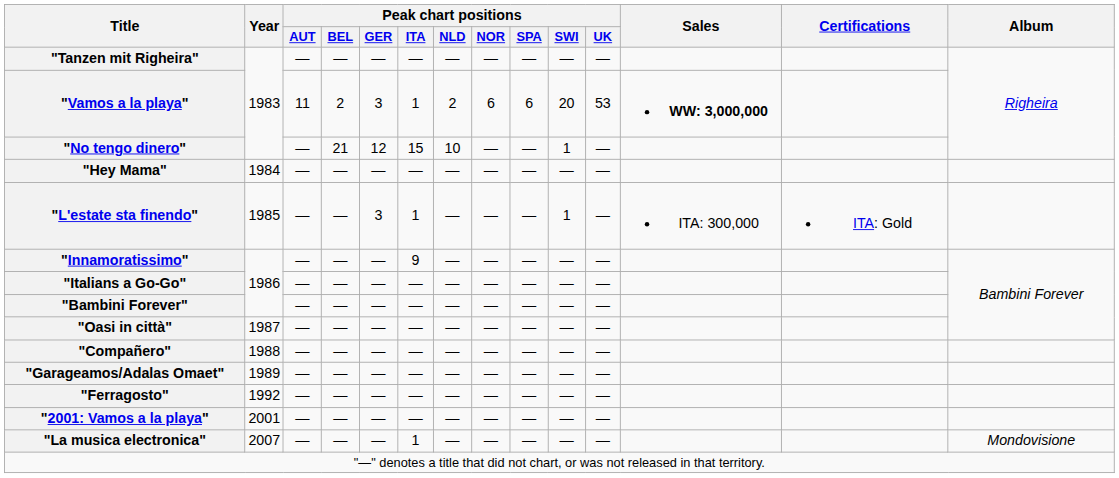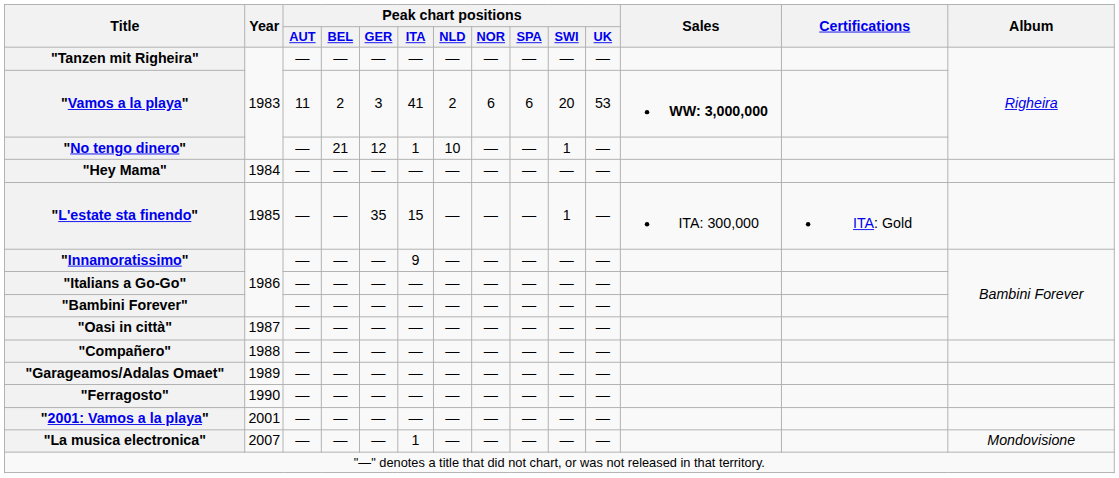(416, 103) 1 -> (416, 103) 41
(416, 148) 15 -> (416, 148) 1
(378, 215) 3 -> (378, 215) 35
(416, 215) 1 -> (416, 215) 15
(264, 396) 1992 -> (264, 396) 1990
